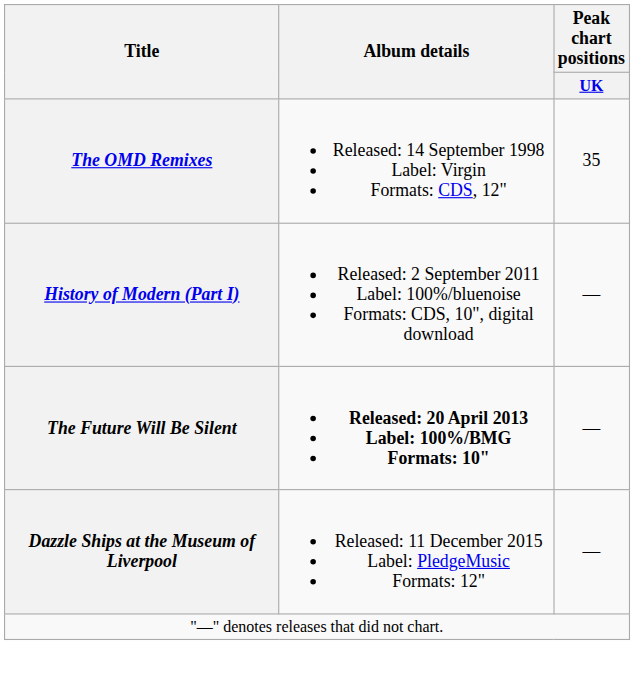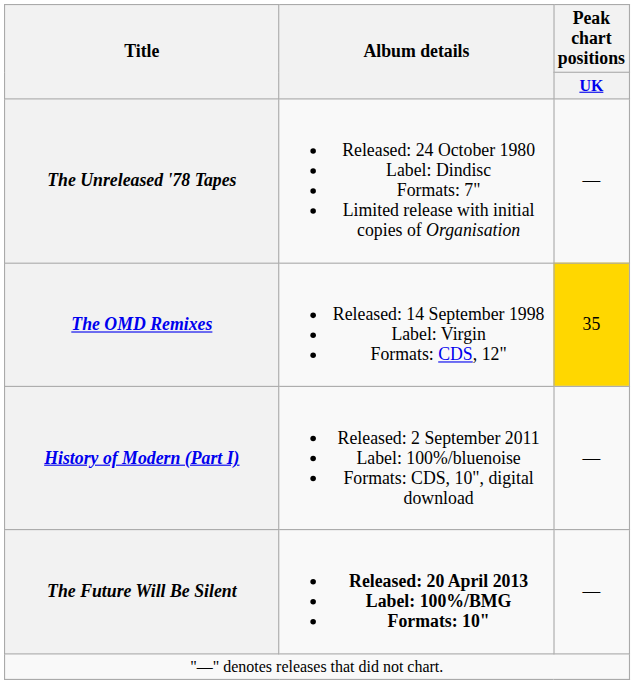+ row: (142, 180)
(591, 160) no background -> (591, 324) gold background
- row: (142, 551)
